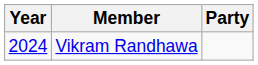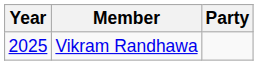(28, 45) 2024 -> (28, 45) 2025
